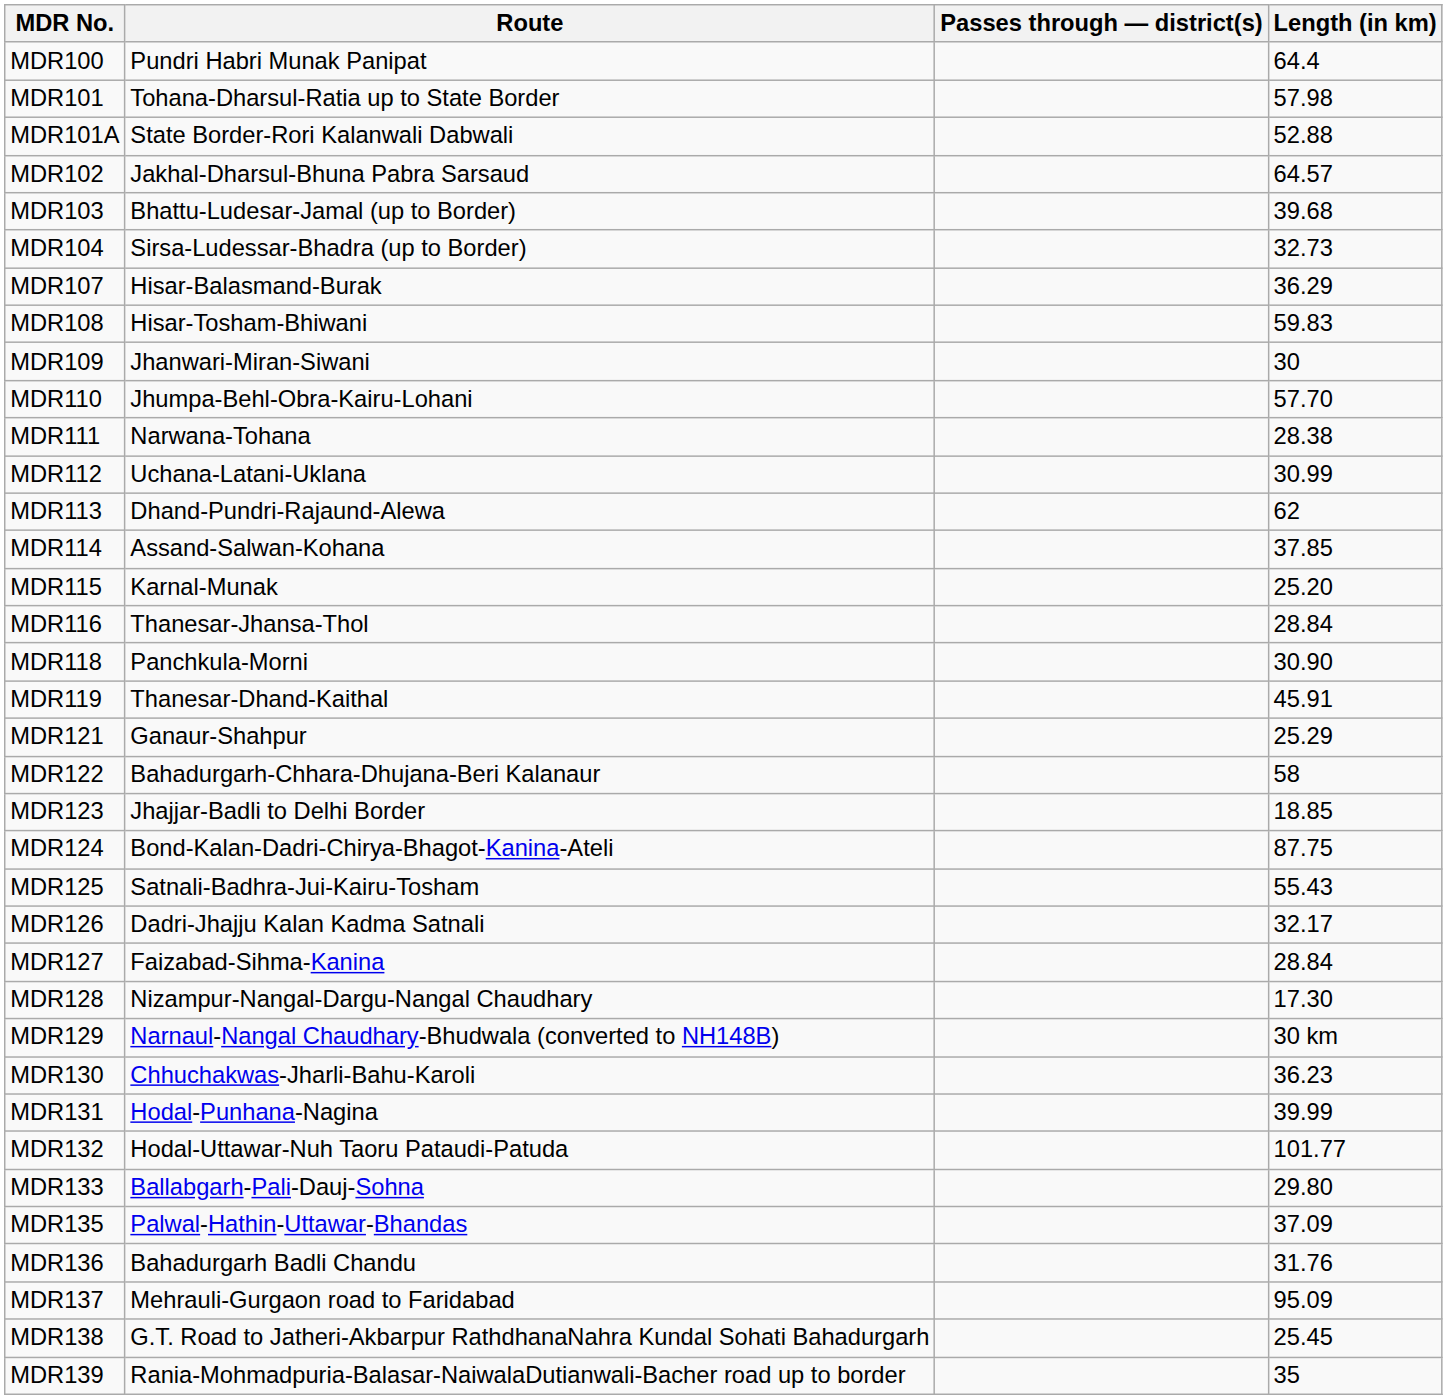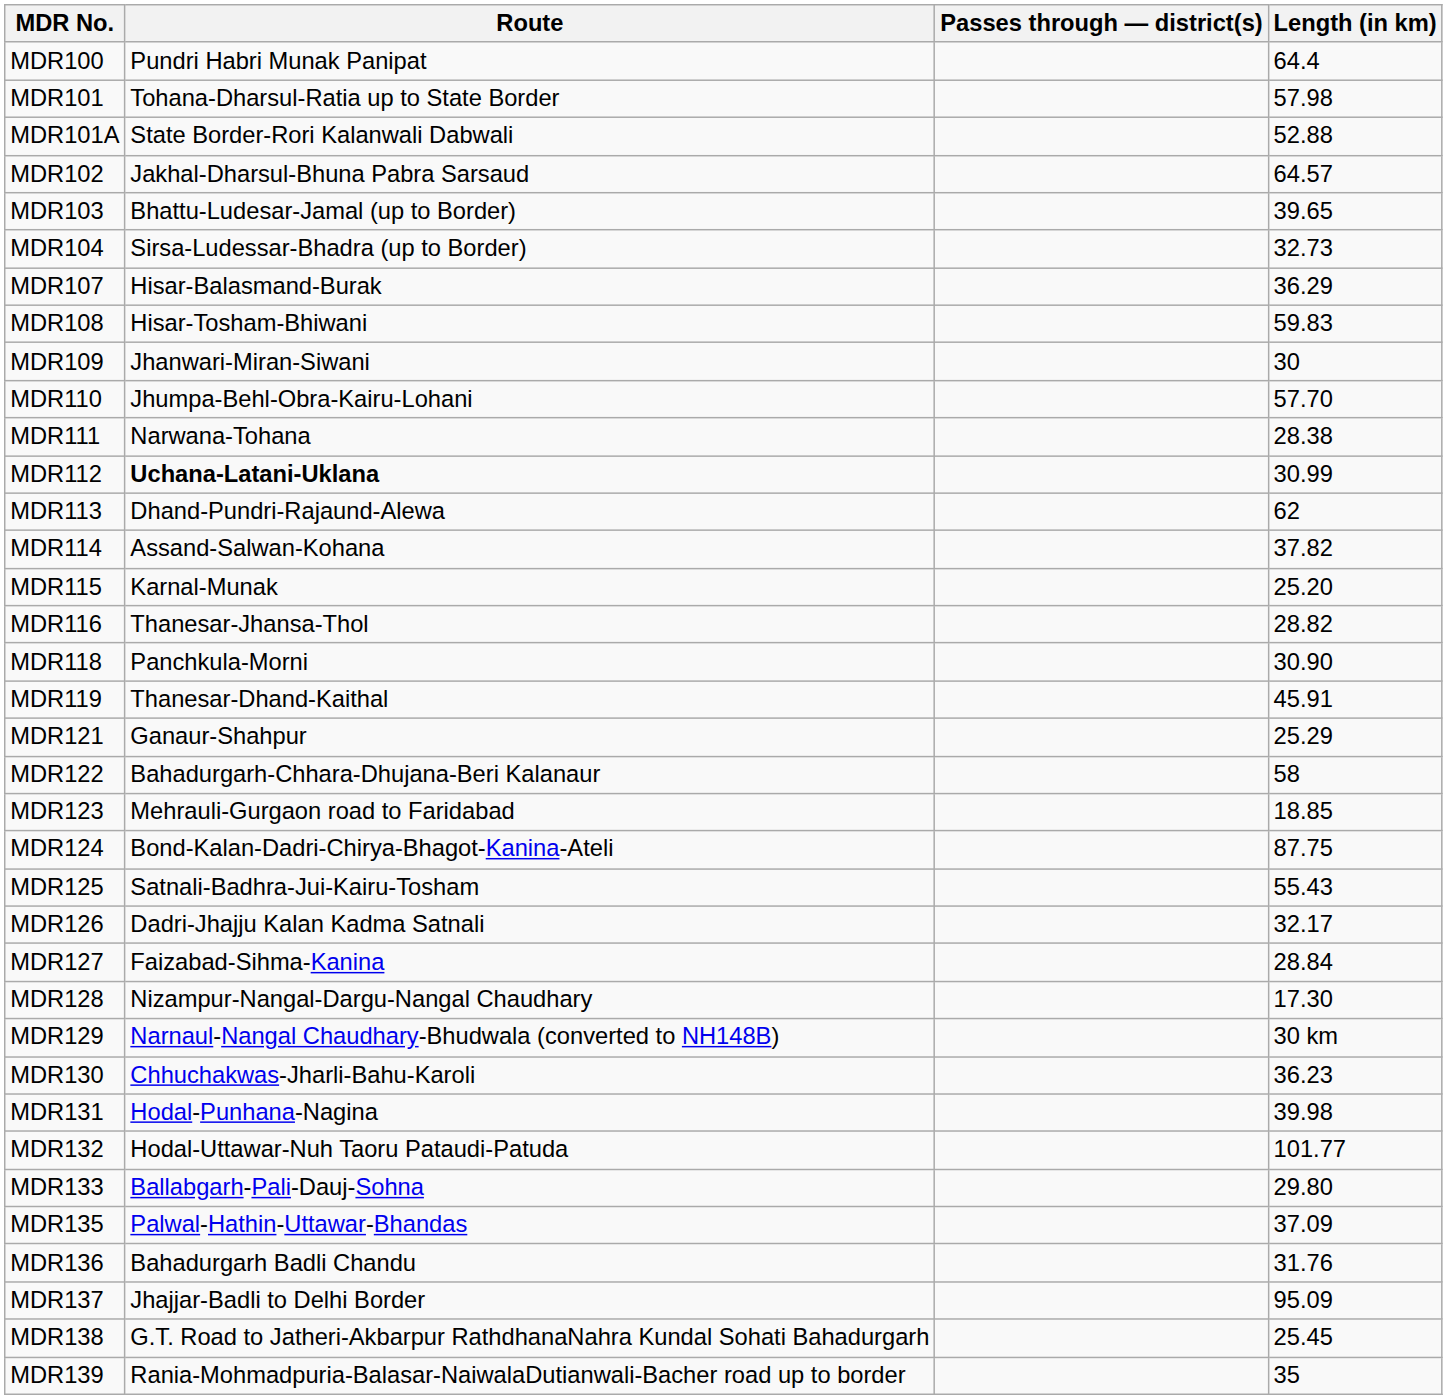(1303, 211) 39.68 -> (1303, 211) 39.65
(248, 473) normal -> (255, 473) bold
(1303, 549) 37.85 -> (1303, 549) 37.82
(1303, 624) 28.84 -> (1303, 624) 28.82
(278, 811) Jhajjar-Badli to Delhi Border -> (323, 811) Mehrauli-Gurgaon road to Faridabad
(1303, 1112) 39.99 -> (1303, 1112) 39.98
(323, 1300) Mehrauli-Gurgaon road to Faridabad -> (278, 1300) Jhajjar-Badli to Delhi Border
